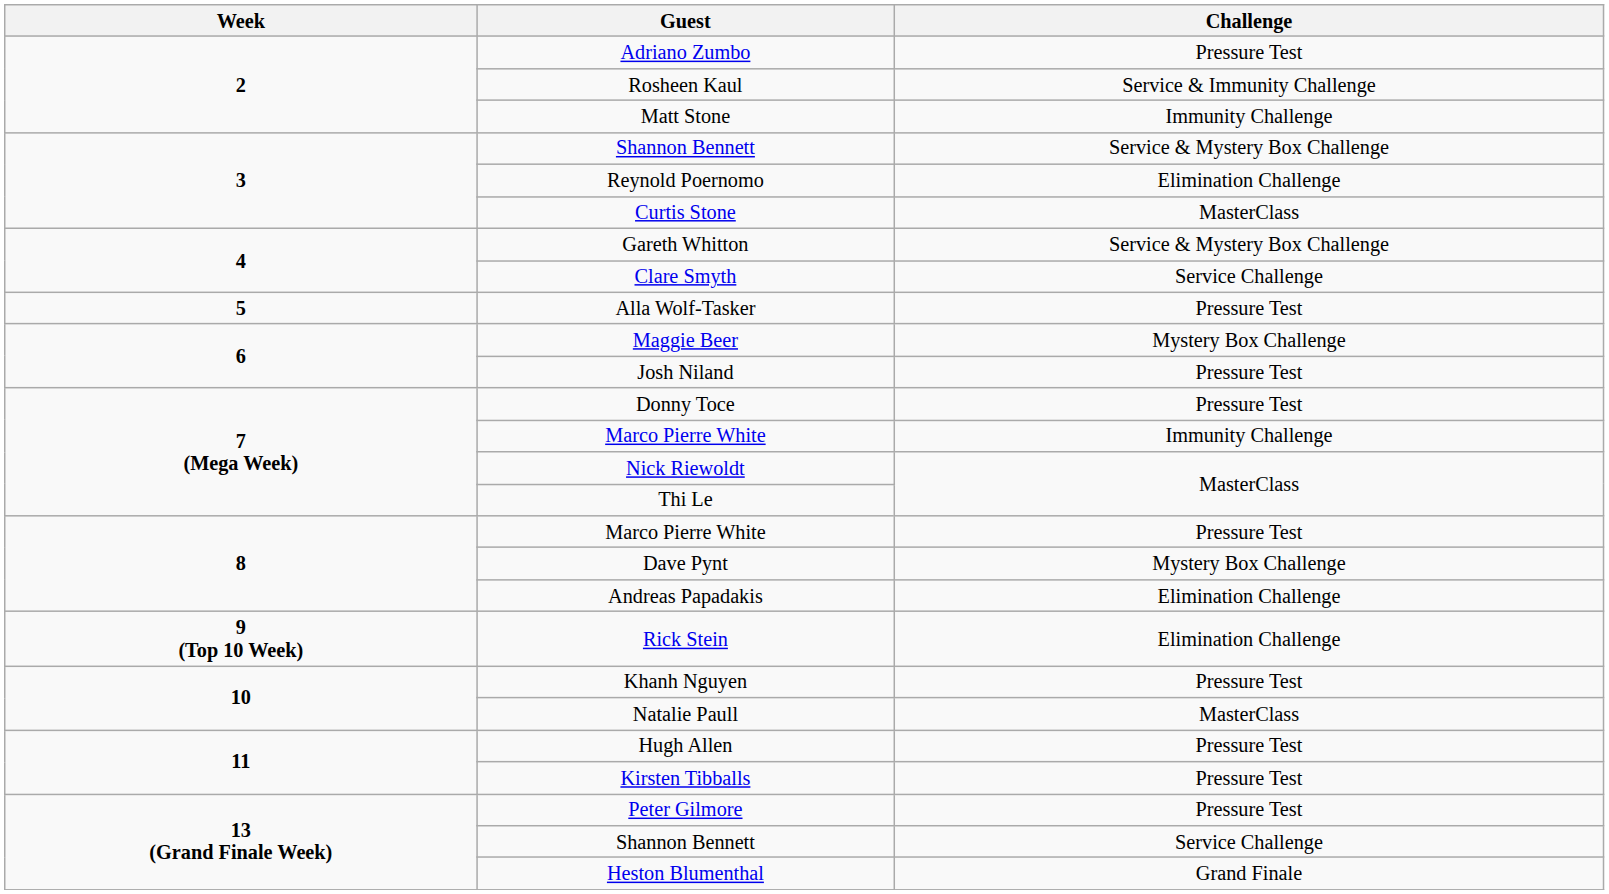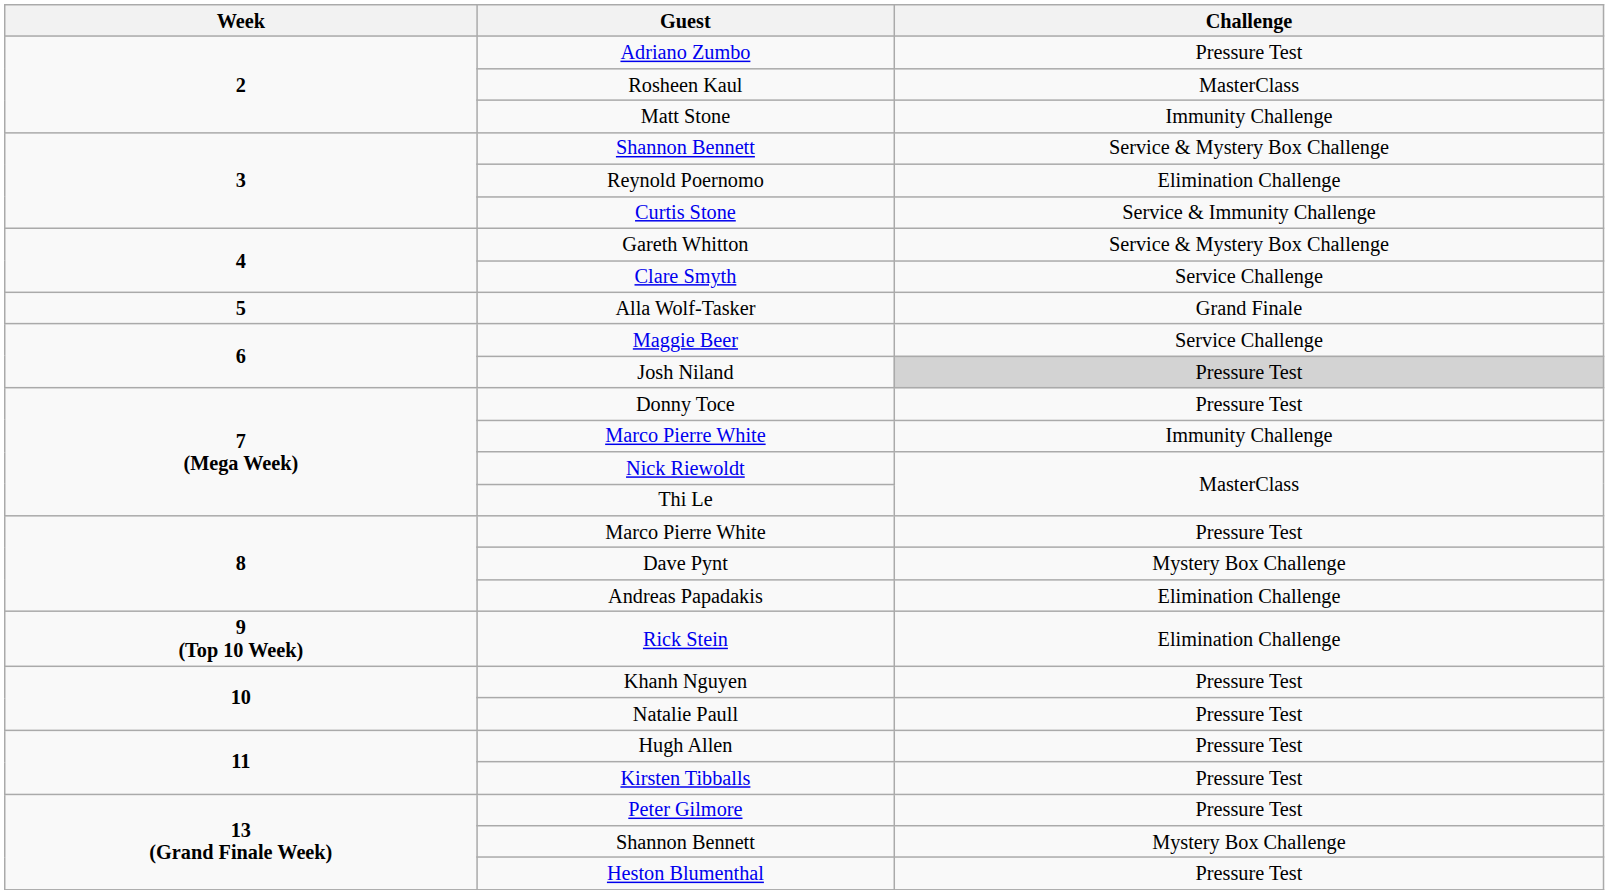(1249, 84) Service & Immunity Challenge -> (1249, 84) MasterClass
(1249, 212) MasterClass -> (1249, 212) Service & Immunity Challenge
(1249, 308) Pressure Test -> (1249, 308) Grand Finale
(1249, 340) Mystery Box Challenge -> (1249, 340) Service Challenge
(1249, 372) no background -> (1249, 372) lightgrey background
(1249, 713) MasterClass -> (1249, 713) Pressure Test
(1249, 841) Service Challenge -> (1249, 841) Mystery Box Challenge
(1249, 873) Grand Finale -> (1249, 873) Pressure Test
